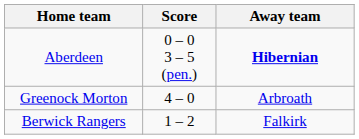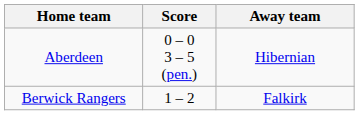(285, 57) bold -> (285, 57) normal
- row: (74, 97)
